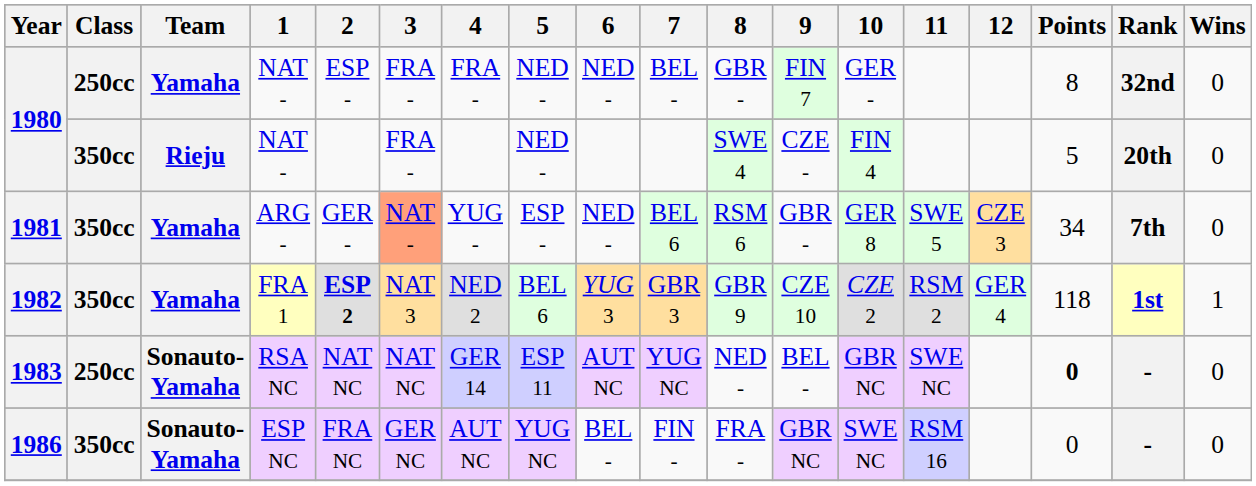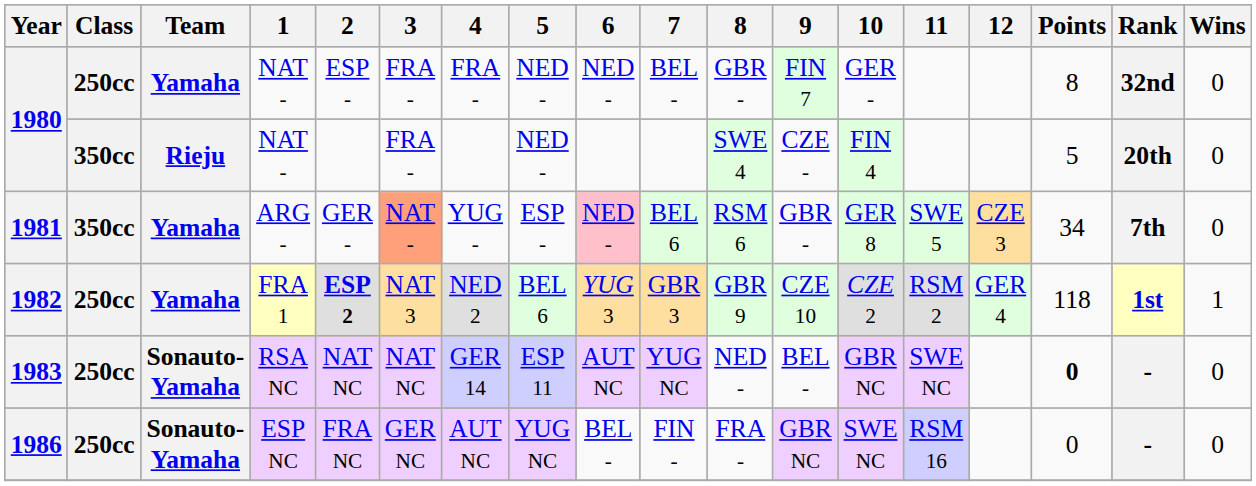(608, 227) no background -> (608, 227) pink background
(104, 300) 350cc -> (104, 300) 250cc
(104, 444) 350cc -> (104, 444) 250cc
